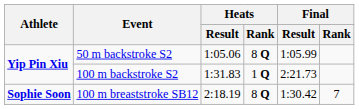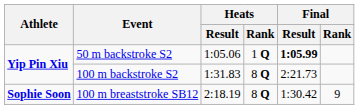(260, 54) 8 Q -> (260, 54) 1 Q
(298, 54) normal -> (299, 54) bold
(260, 74) 1 Q -> (260, 74) 8 Q
(337, 94) 7 -> (337, 94) 9
